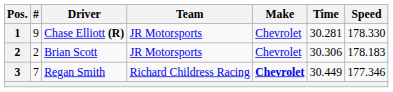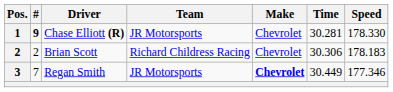(36, 33) normal -> (36, 33) bold
(166, 52) JR Motorsports -> (190, 52) Richard Childress Racing
(190, 72) Richard Childress Racing -> (166, 72) JR Motorsports
